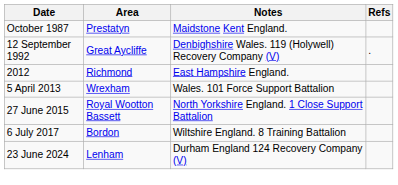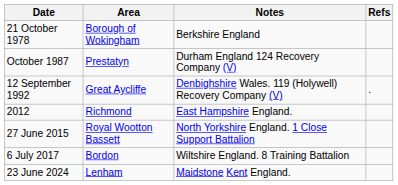+ row: (32, 34)
(230, 28) Maidstone Kent England. -> (248, 62) Durham England 124 Recovery Company (V)
- row: (34, 89)
(268, 155) Durham England 124 Recovery Company (V) -> (233, 172) Maidstone Kent England.
